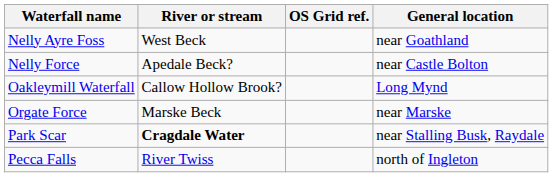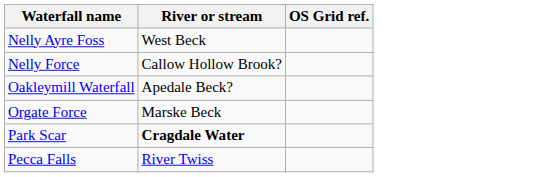- column: (460, 16)
(187, 64) Apedale Beck? -> (212, 64) Callow Hollow Brook?
(212, 87) Callow Hollow Brook? -> (187, 87) Apedale Beck?
